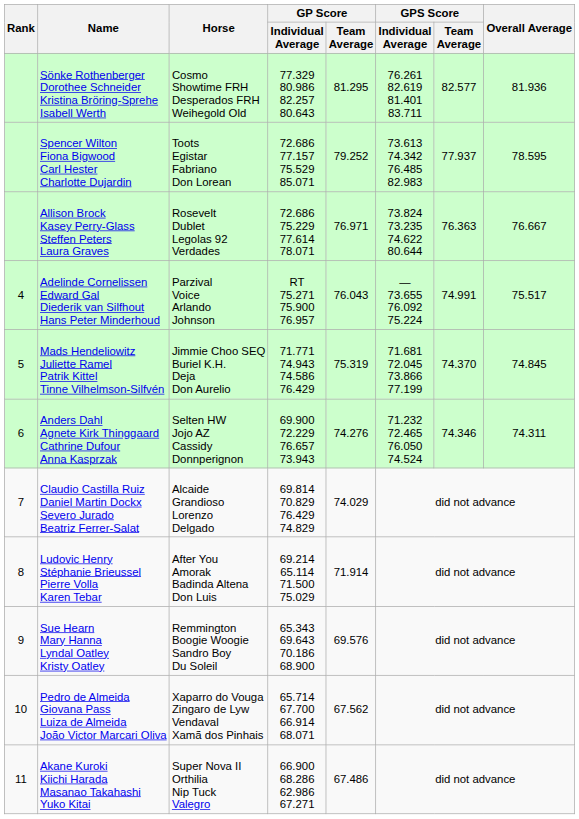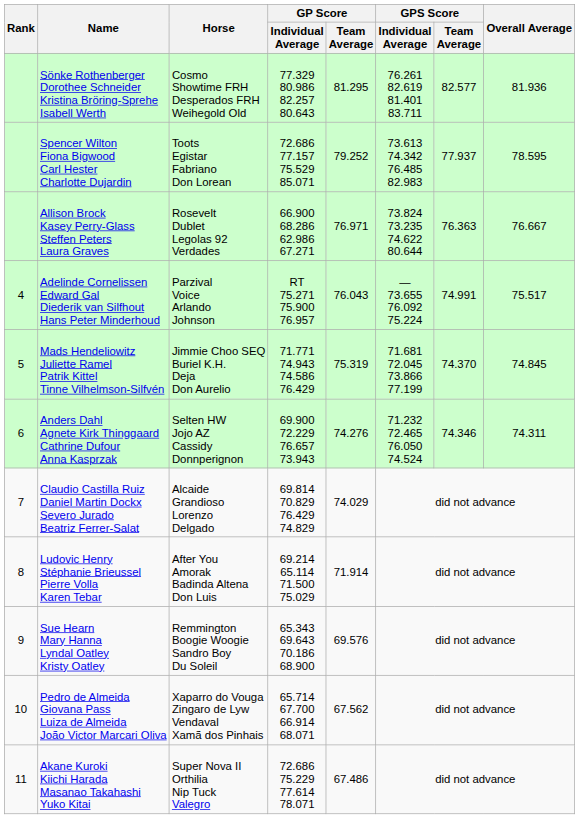(297, 232) 72.686 75.229 77.614 78.071 -> (297, 232) 66.900 68.286 62.986 67.271
(297, 785) 66.900 68.286 62.986 67.271 -> (297, 785) 72.686 75.229 77.614 78.071
